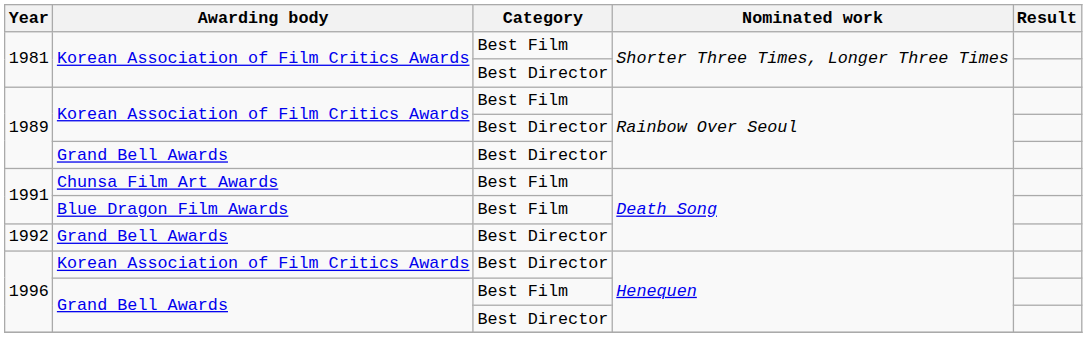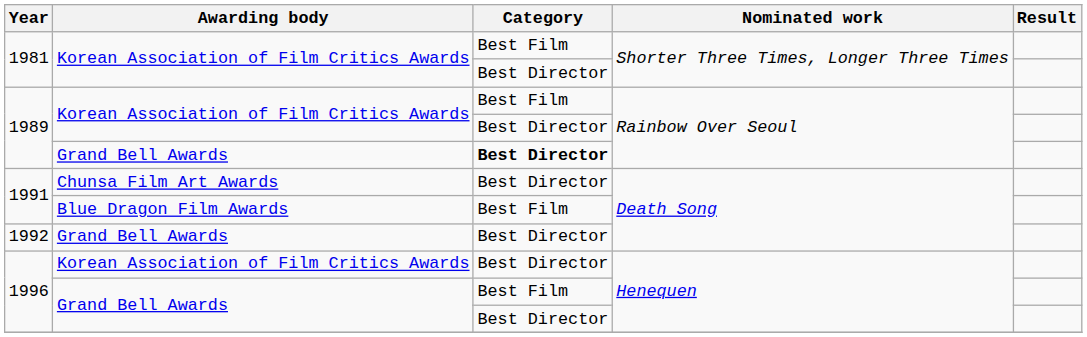(543, 155) normal -> (543, 155) bold
(523, 182) Best Film -> (543, 182) Best Director
